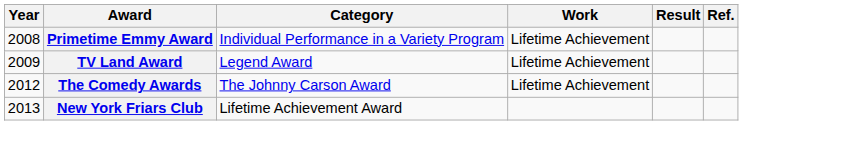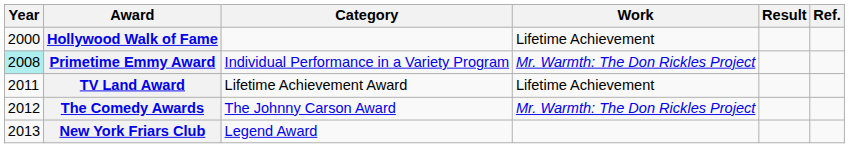+ row: (132, 39)
(24, 39) no background -> (24, 62) paleturquoise background
(580, 39) Lifetime Achievement -> (636, 62) Mr. Warmth: The Don Rickles Project
(24, 62) 2009 -> (23, 85) 2011
(266, 62) Legend Award -> (316, 85) Lifetime Achievement Award
(580, 85) Lifetime Achievement -> (636, 108) Mr. Warmth: The Don Rickles Project
(311, 108) Lifetime Achievement Award -> (271, 131) Legend Award
